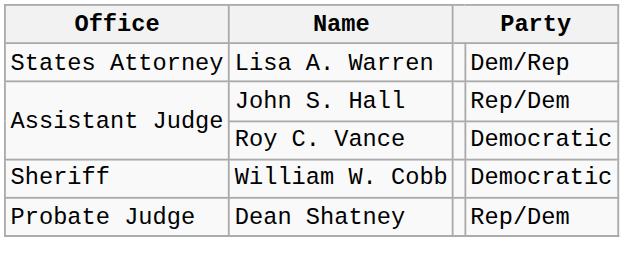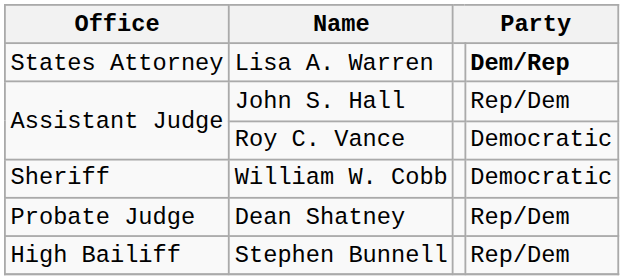(520, 63) normal -> (520, 63) bold
+ row: (341, 256)
